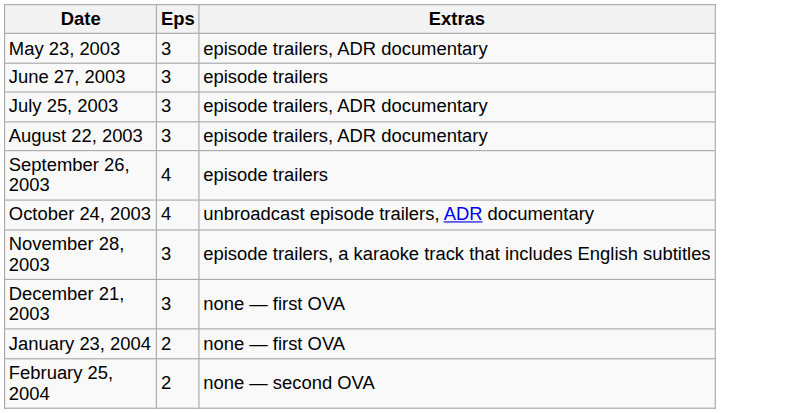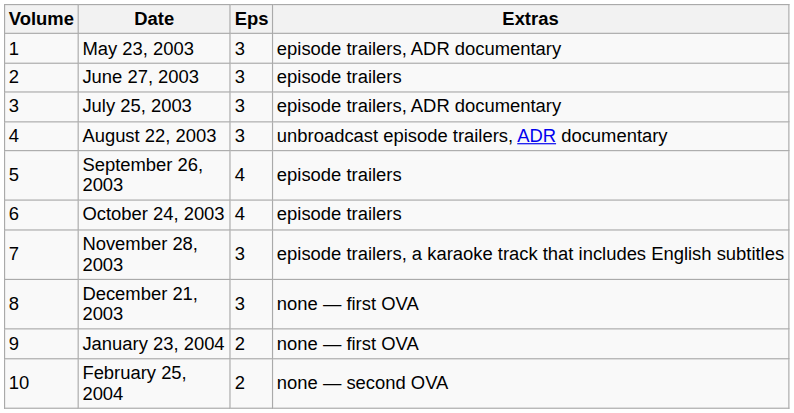+ column: (41, 19)
(345, 135) episode trailers, ADR documentary -> (472, 135) unbroadcast episode trailers, ADR documentary
(399, 214) unbroadcast episode trailers, ADR documentary -> (339, 214) episode trailers
